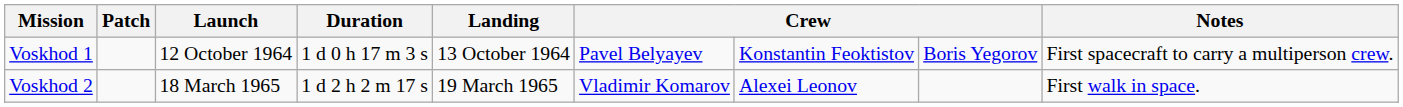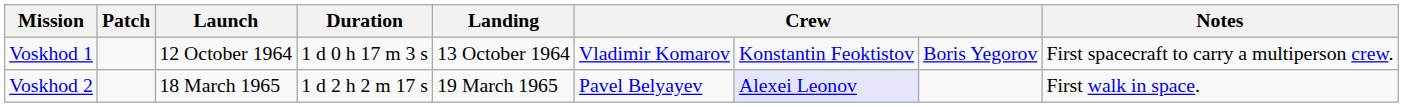(641, 53) Pavel Belyayev -> (654, 53) Vladimir Komarov
(654, 86) Vladimir Komarov -> (641, 86) Pavel Belyayev
(798, 86) no background -> (798, 86) lavender background
